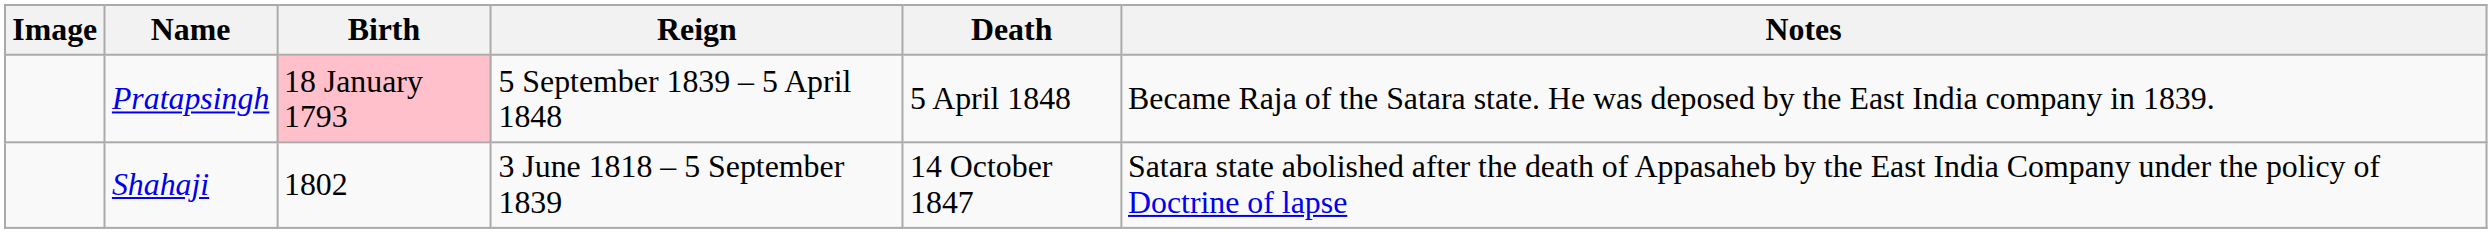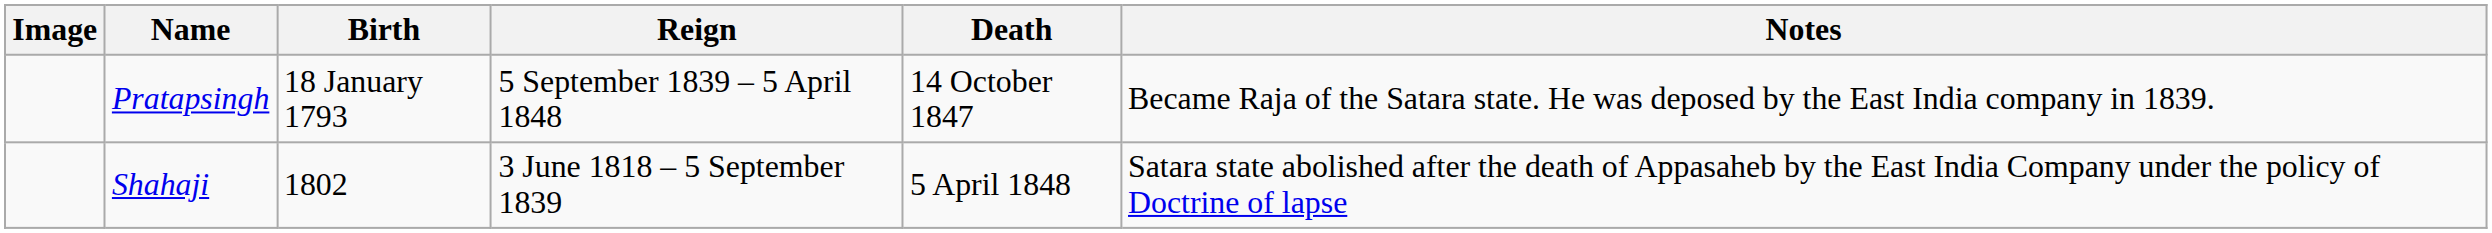(353, 98) pink background -> (353, 98) no background
(991, 98) 5 April 1848 -> (981, 98) 14 October 1847
(981, 184) 14 October 1847 -> (991, 184) 5 April 1848
